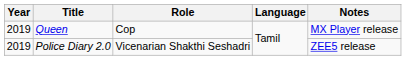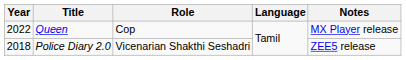(19, 30) 2019 -> (19, 30) 2022
(19, 47) 2019 -> (19, 47) 2018
